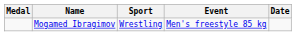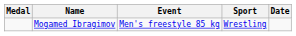columns swapped: (141, 11) <-> (216, 11)
